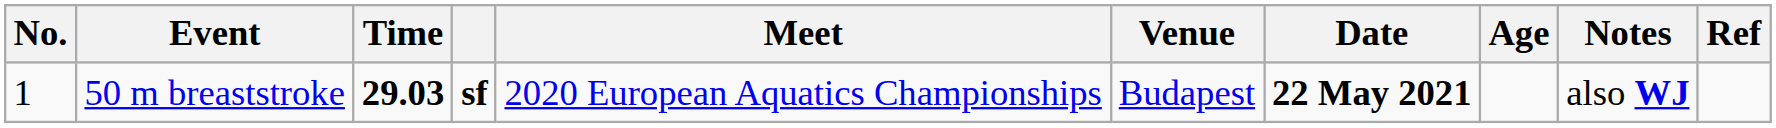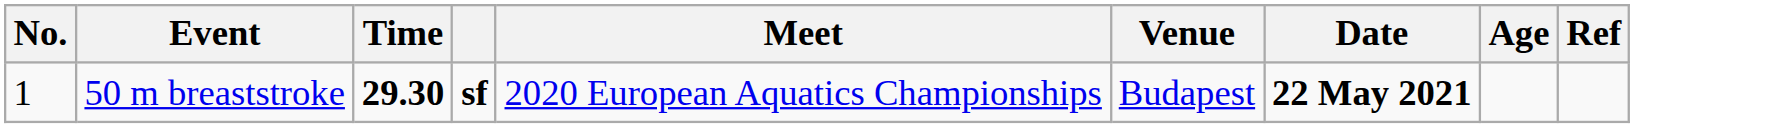- column: (1628, 33)
(403, 91) 29.03 -> (403, 91) 29.30
